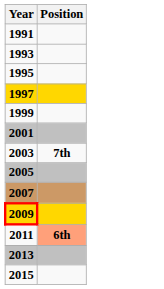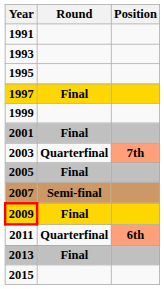+ column: (74, 14)
(62, 152) no background -> (135, 152) lightsalmon background
